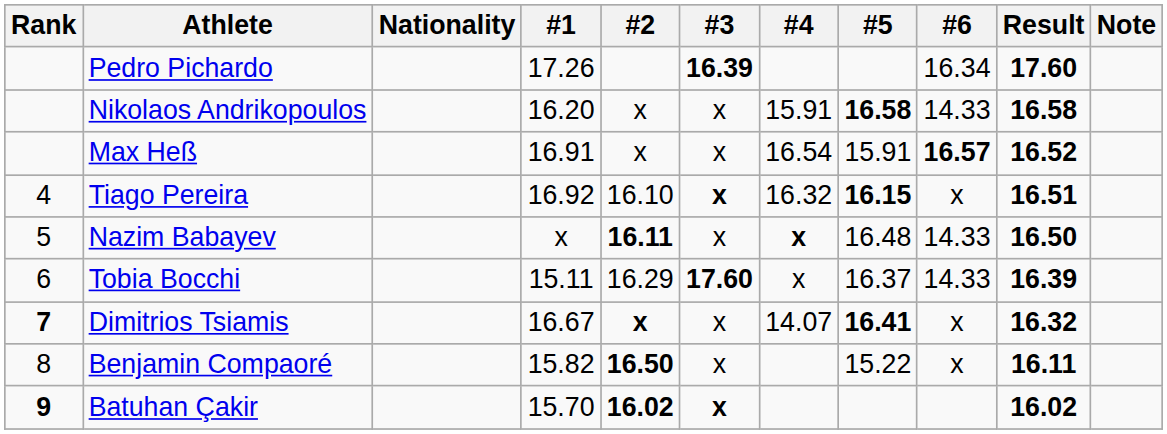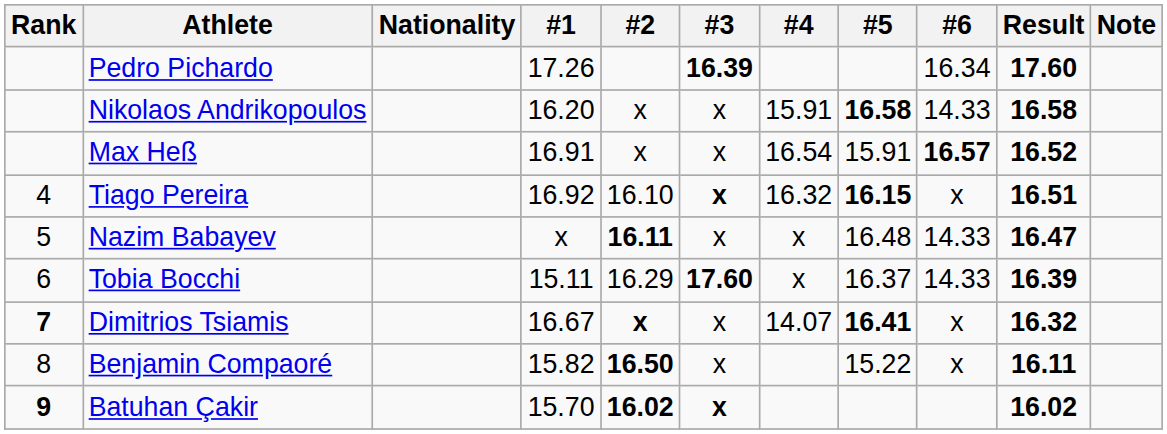(799, 237) bold -> (799, 237) normal
(1044, 237) 16.50 -> (1044, 237) 16.47
